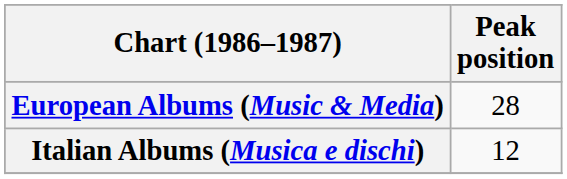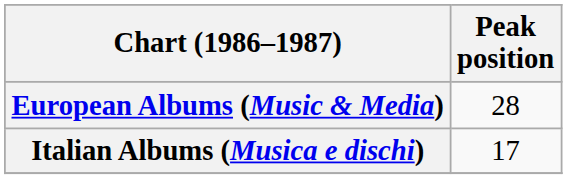(506, 150) 12 -> (506, 150) 17
